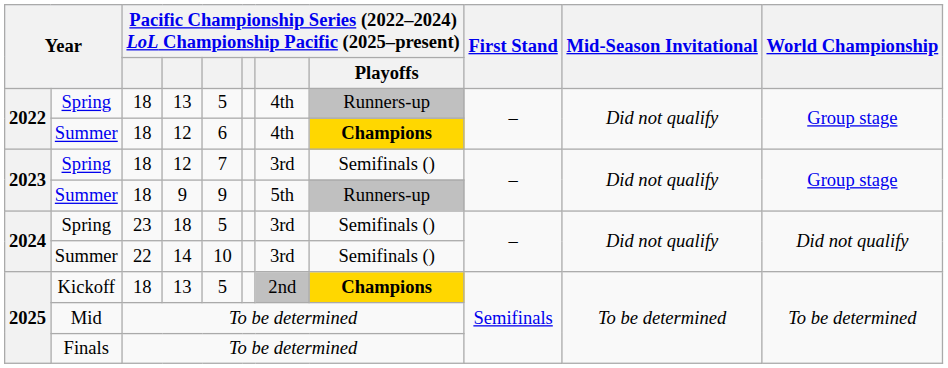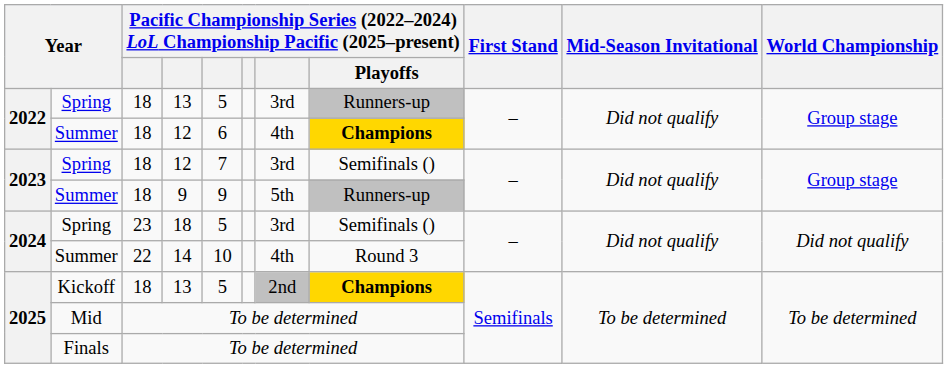(282, 103) 4th -> (282, 103) 3rd
(282, 256) 3rd -> (282, 256) 4th
(387, 256) Semifinals () -> (387, 256) Round 3
